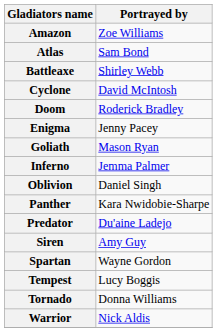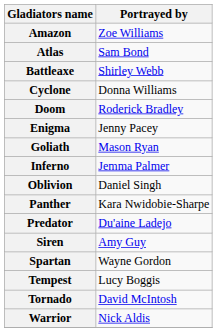(138, 90) David McIntosh -> (137, 90) Donna Williams
(137, 299) Donna Williams -> (138, 299) David McIntosh
